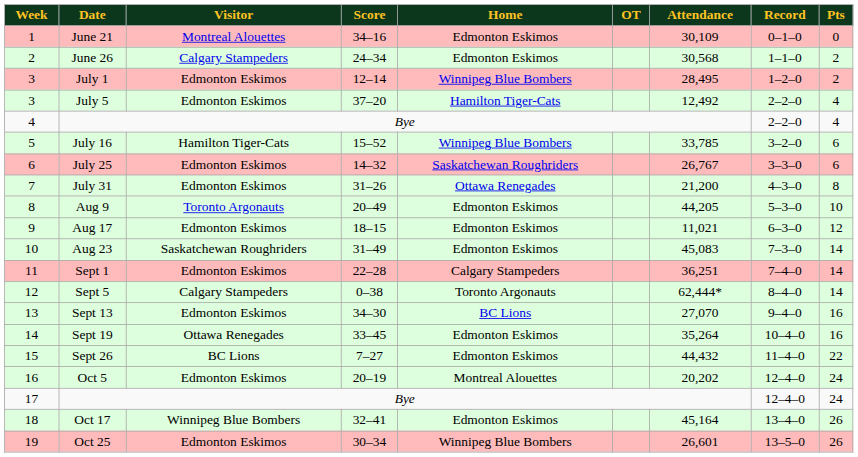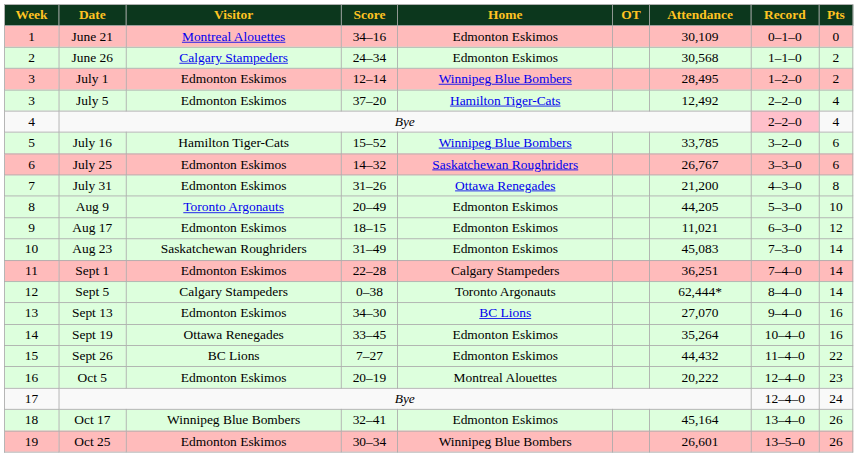(785, 121) no background -> (785, 121) pink background
(700, 377) 20,202 -> (700, 377) 20,222
(836, 377) 24 -> (836, 377) 23
